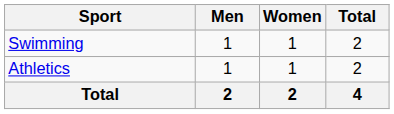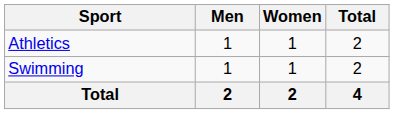rows swapped: (39, 69) <-> (46, 43)
